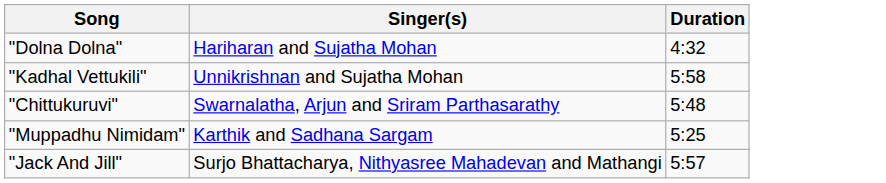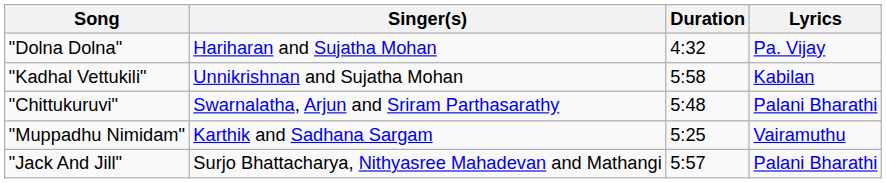+ column: (815, 18)
